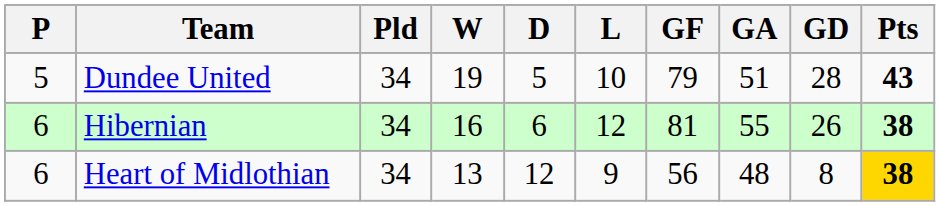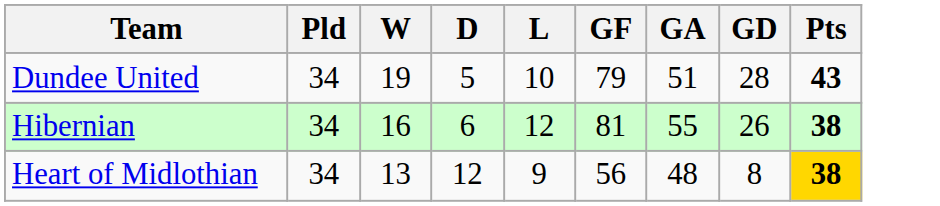- column: (41, 28)
